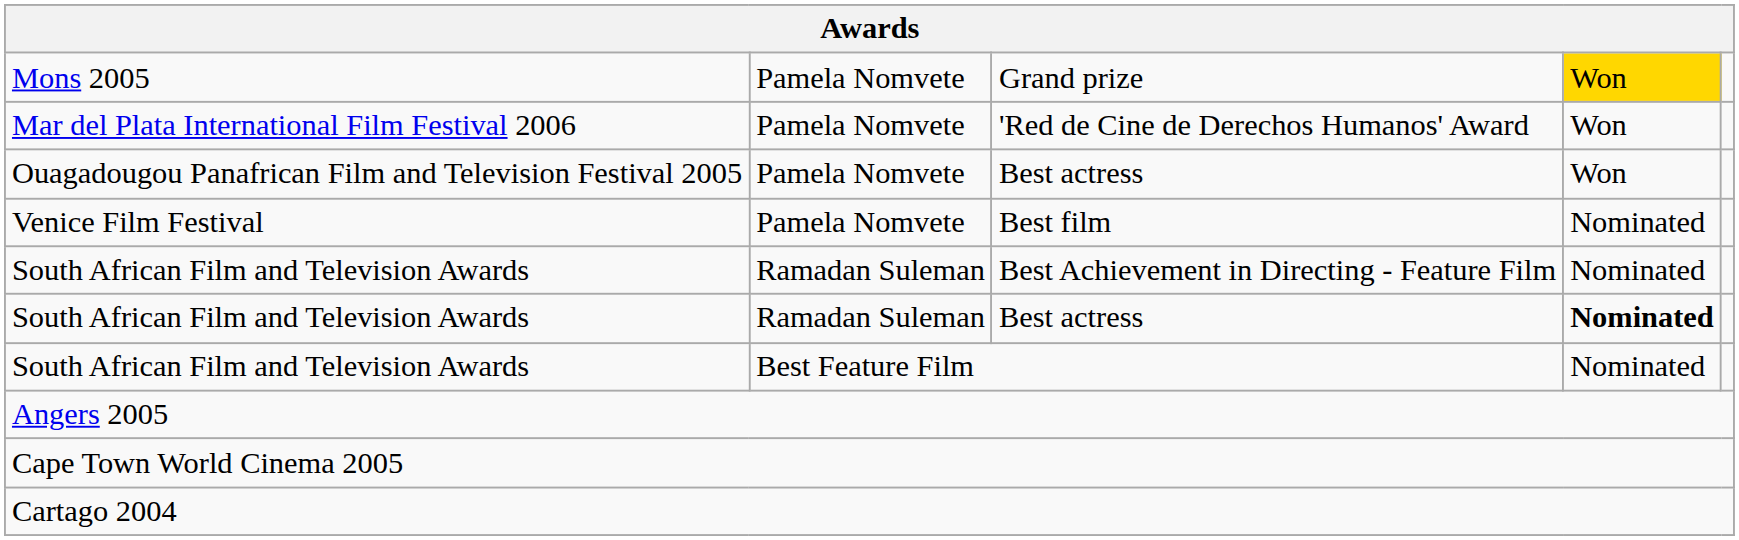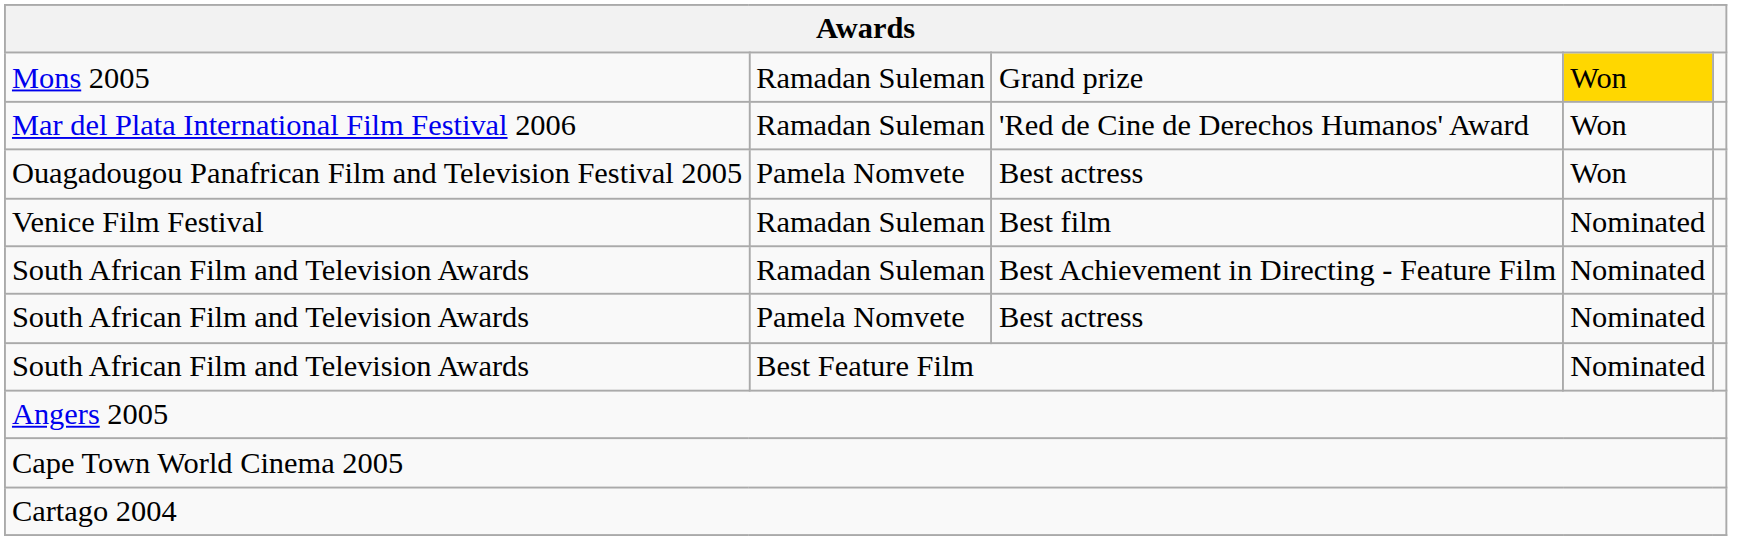(860, 76) Pamela Nomvete -> (871, 76) Ramadan Suleman
(860, 125) Pamela Nomvete -> (871, 125) Ramadan Suleman
(860, 221) Pamela Nomvete -> (871, 221) Ramadan Suleman
(871, 317) Ramadan Suleman -> (860, 317) Pamela Nomvete
(1642, 317) bold -> (1638, 317) normal
